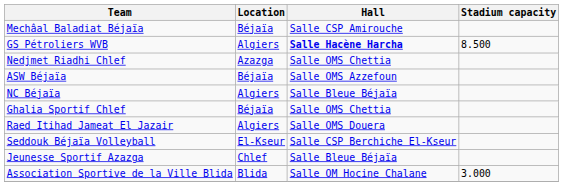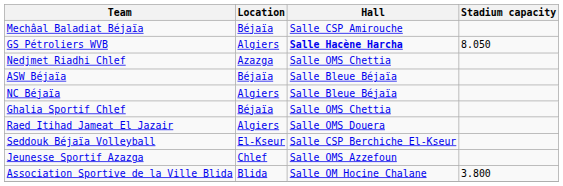(476, 45) 8.500 -> (476, 45) 8.050
(343, 77) Salle OMS Azzefoun -> (343, 77) Salle Bleue Béjaïa
(343, 157) Salle Bleue Béjaïa -> (343, 157) Salle OMS Azzefoun
(476, 173) 3.000 -> (476, 173) 3.800
